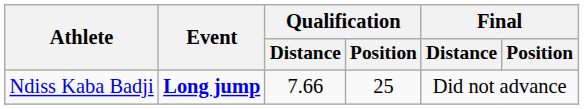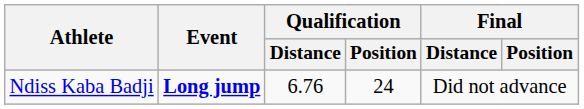(305, 87) 7.66 -> (305, 87) 6.76
(383, 87) 25 -> (383, 87) 24
